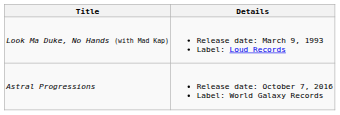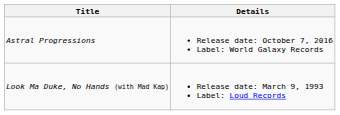rows swapped: (88, 40) <-> (51, 86)
